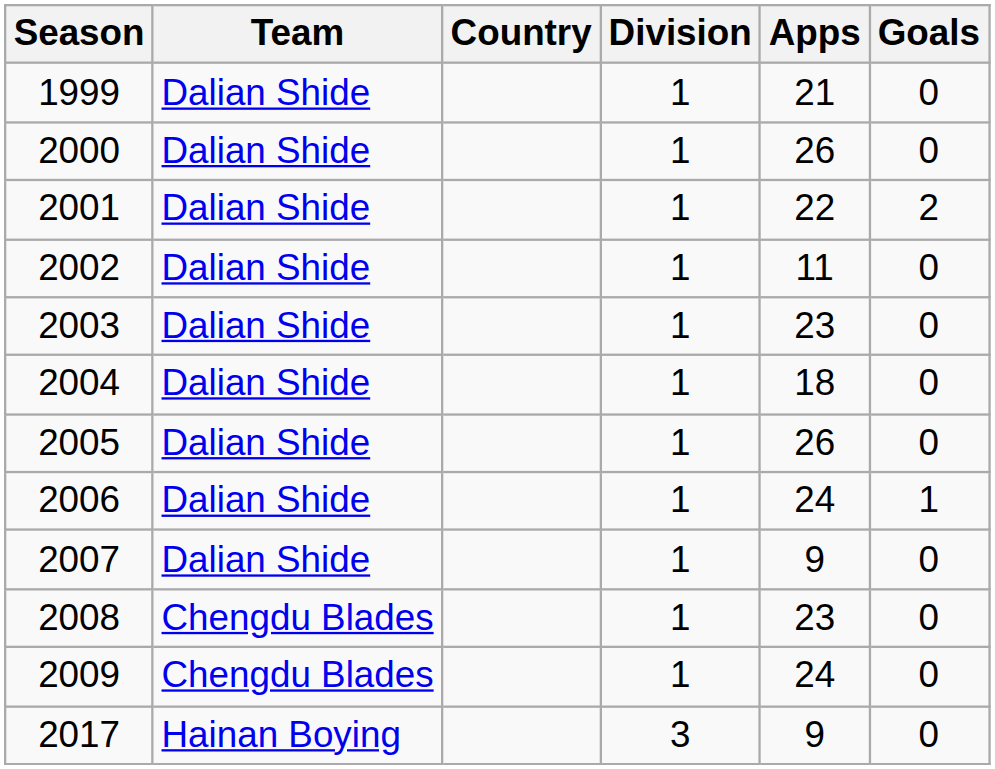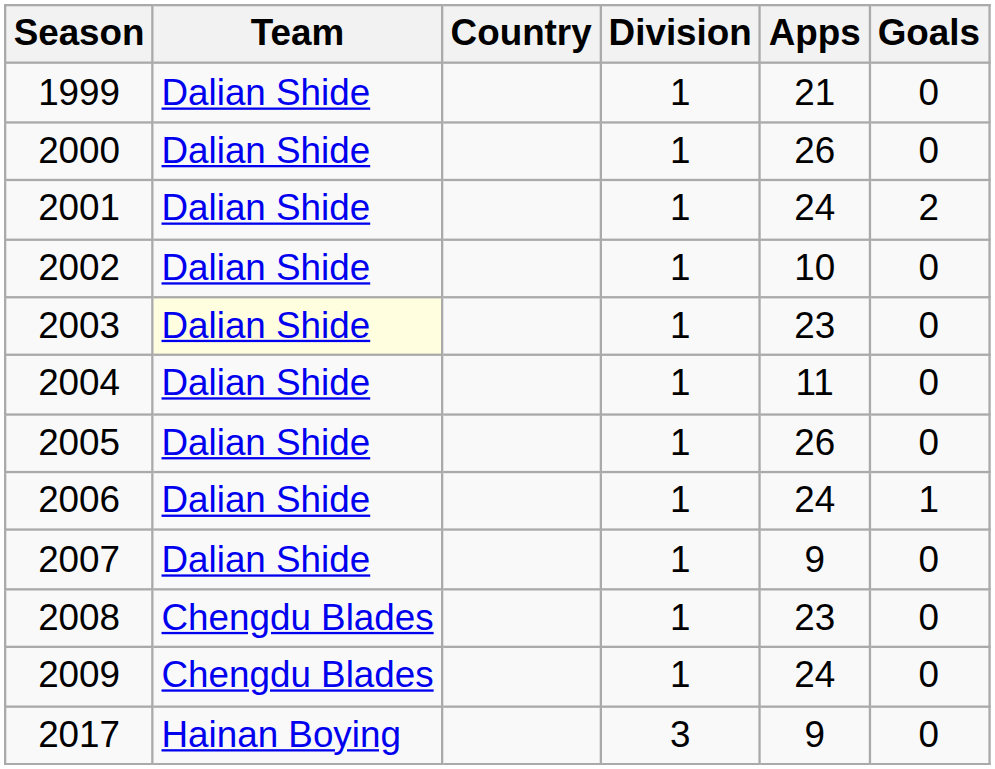(815, 208) 22 -> (815, 208) 24
(815, 267) 11 -> (815, 267) 10
(266, 325) no background -> (266, 325) lightyellow background
(815, 383) 18 -> (815, 383) 11
